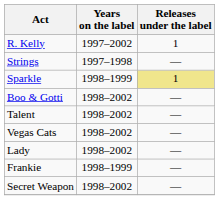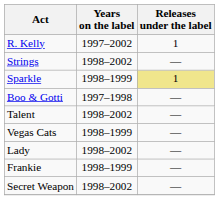(107, 61) 1997–1998 -> (107, 61) 1998–2002
(107, 97) 1998–2002 -> (107, 97) 1997–1998
(107, 132) 1998–2002 -> (107, 132) 1998–1999
